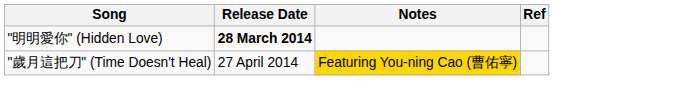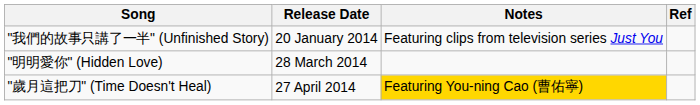+ row: (138, 38)
(265, 38) bold -> (321, 62) normal
